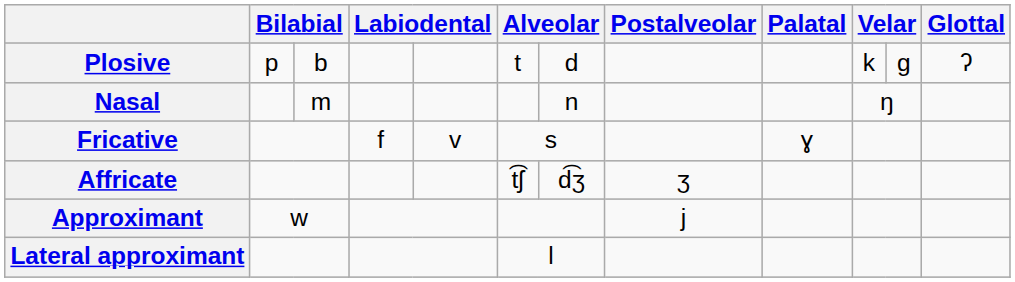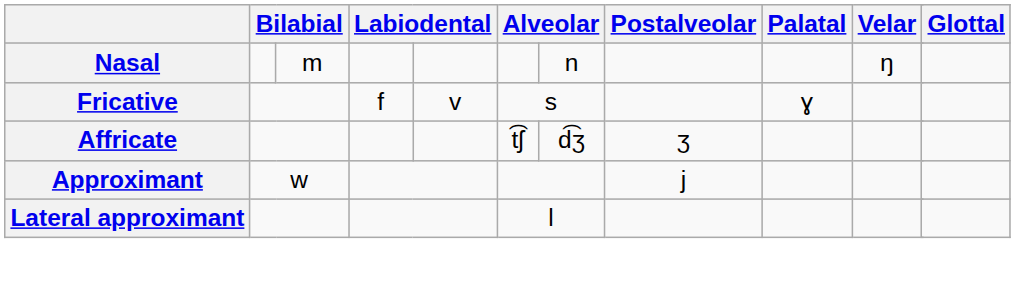- row: (127, 62)
